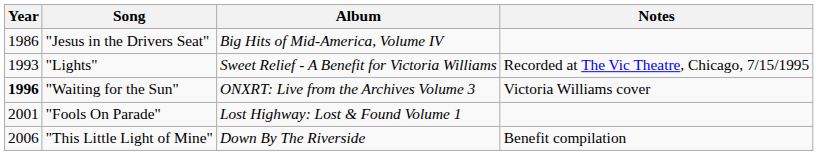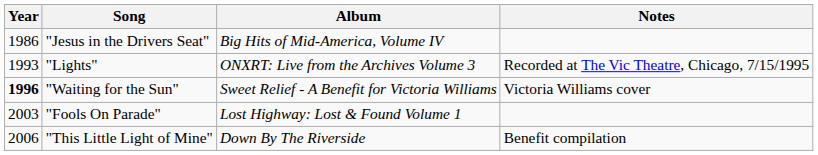(358, 65) Sweet Relief - A Benefit for Victoria Williams -> (348, 65) ONXRT: Live from the Archives Volume 3
(348, 89) ONXRT: Live from the Archives Volume 3 -> (358, 89) Sweet Relief - A Benefit for Victoria Williams
(23, 114) 2001 -> (23, 114) 2003
